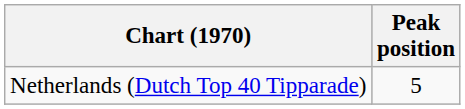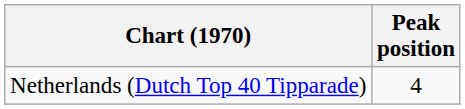(416, 85) 5 -> (416, 85) 4
